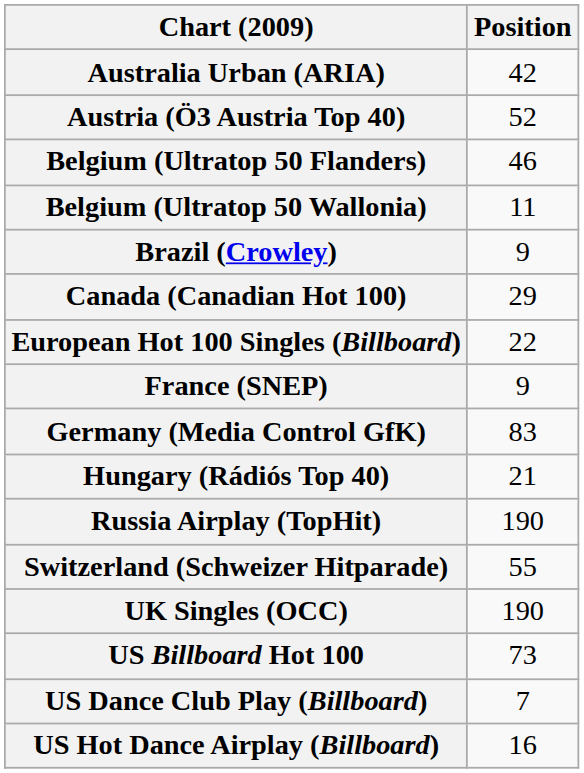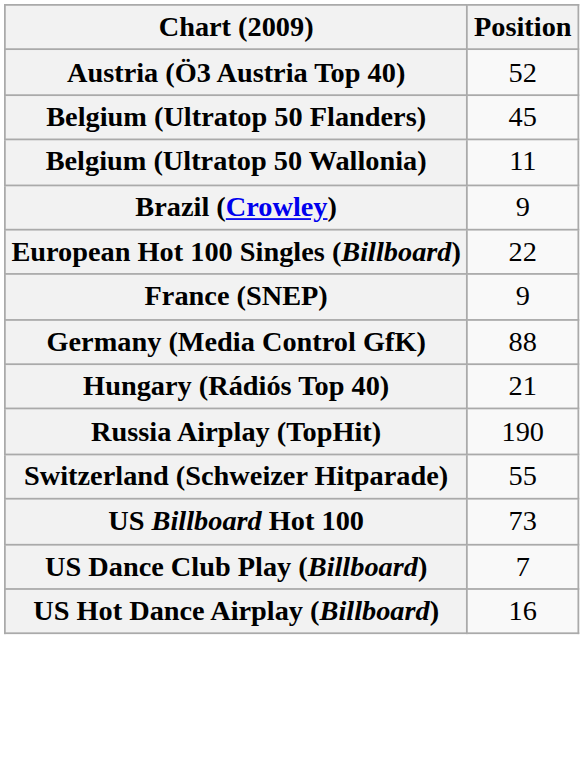- row: (236, 71)
(523, 161) 46 -> (523, 116) 45
- row: (236, 296)
(523, 431) 83 -> (523, 341) 88
- row: (236, 610)
